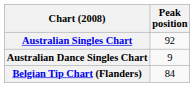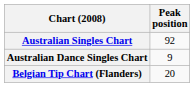(170, 73) 84 -> (170, 73) 20
